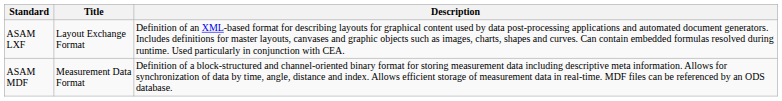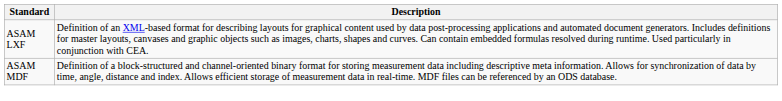- column: (94, 12)
